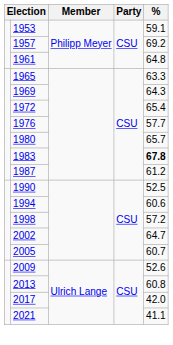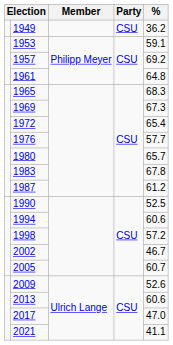+ row: (24, 28)
(156, 76) 63.3 -> (156, 92) 68.3
(156, 92) 64.3 -> (156, 108) 67.3
(156, 156) bold -> (156, 172) normal
(156, 236) 64.7 -> (156, 252) 46.7
(156, 284) 60.8 -> (156, 300) 60.6
(156, 300) 42.0 -> (156, 316) 47.0
